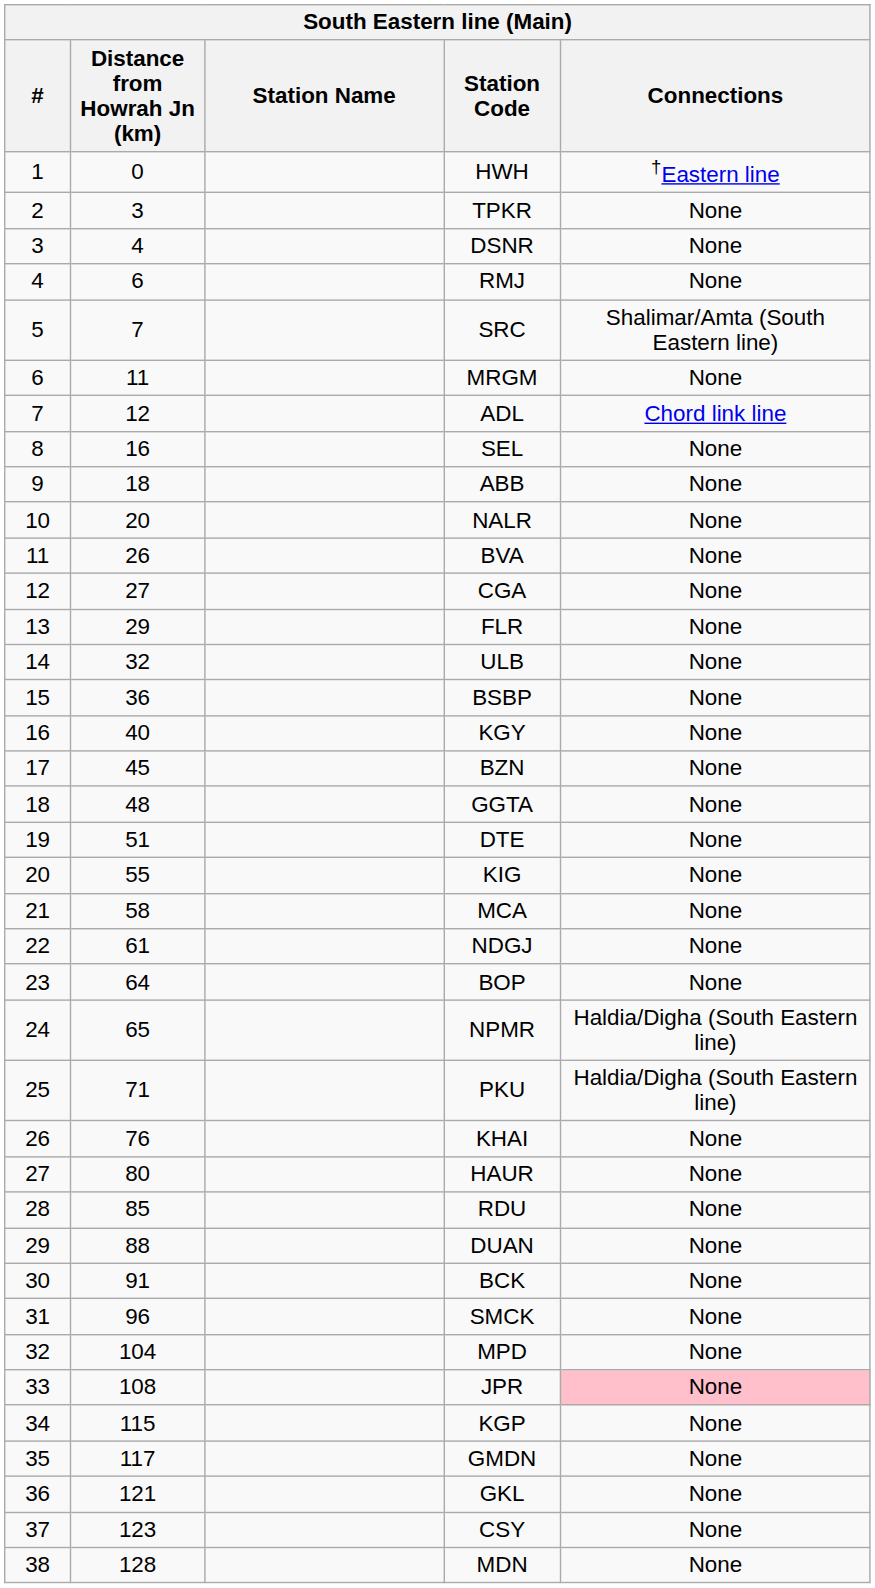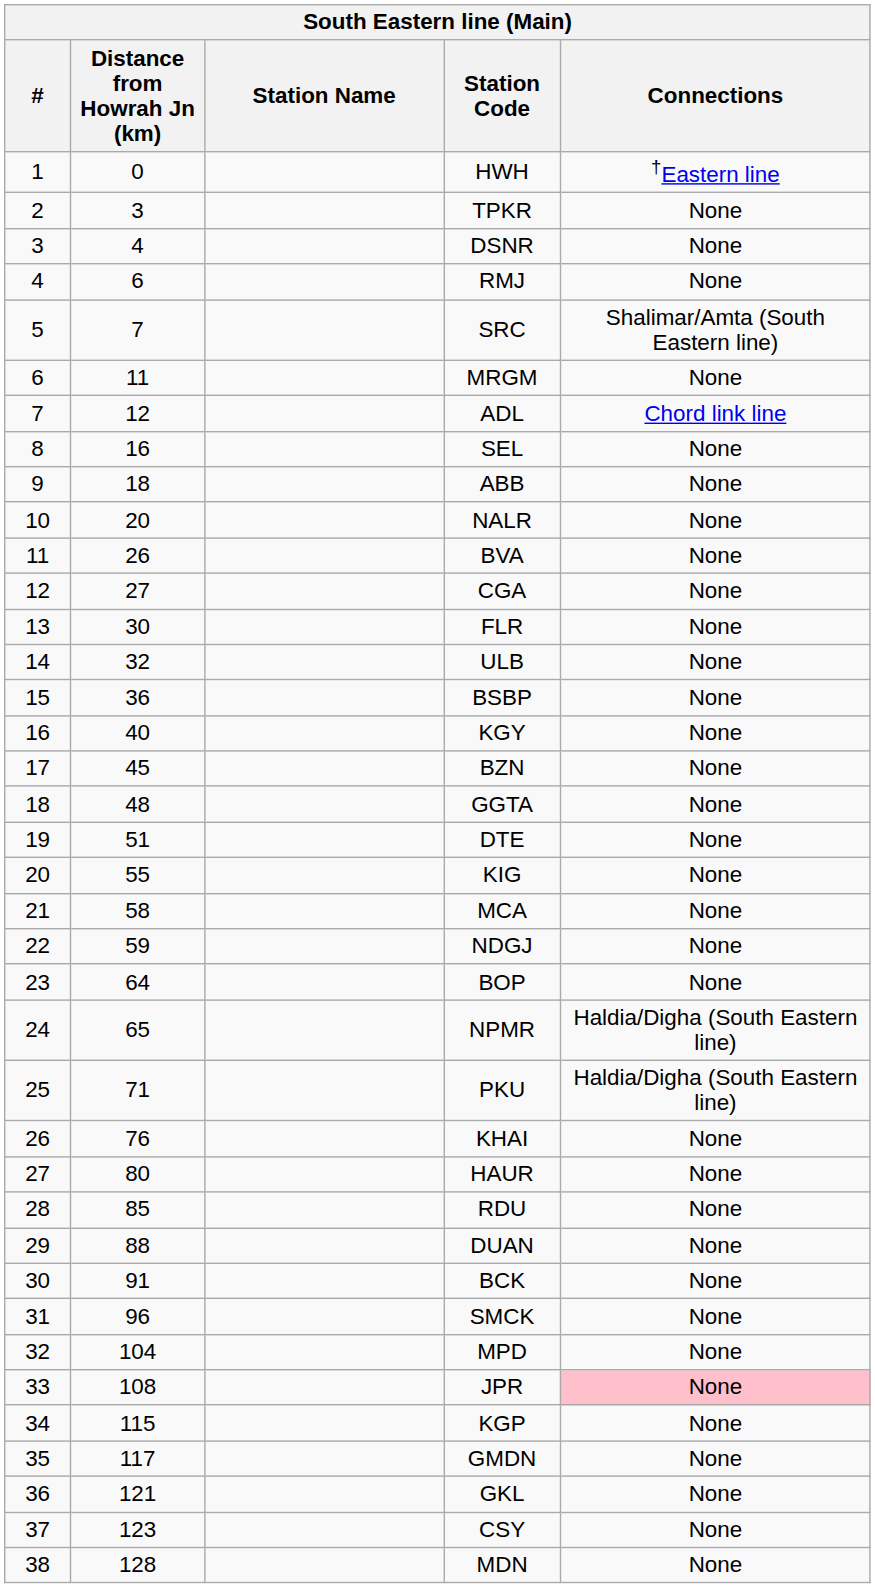(138, 626) 29 -> (138, 626) 30
(138, 946) 61 -> (138, 946) 59
